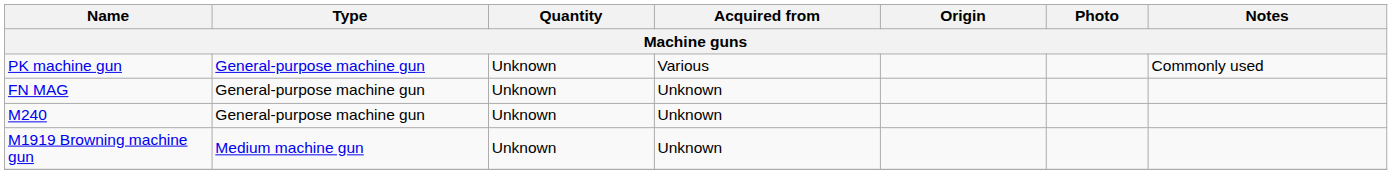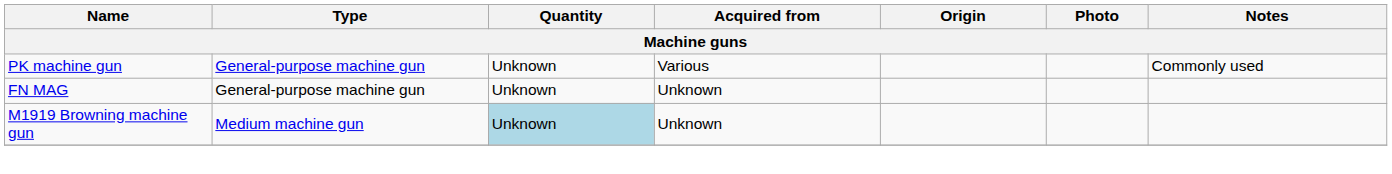- row: (27, 115)
(524, 148) no background -> (524, 123) lightblue background
